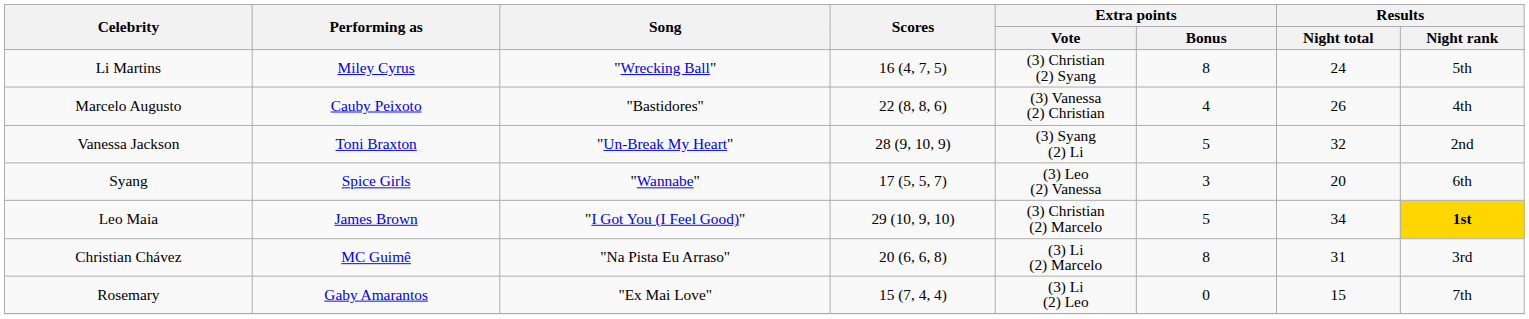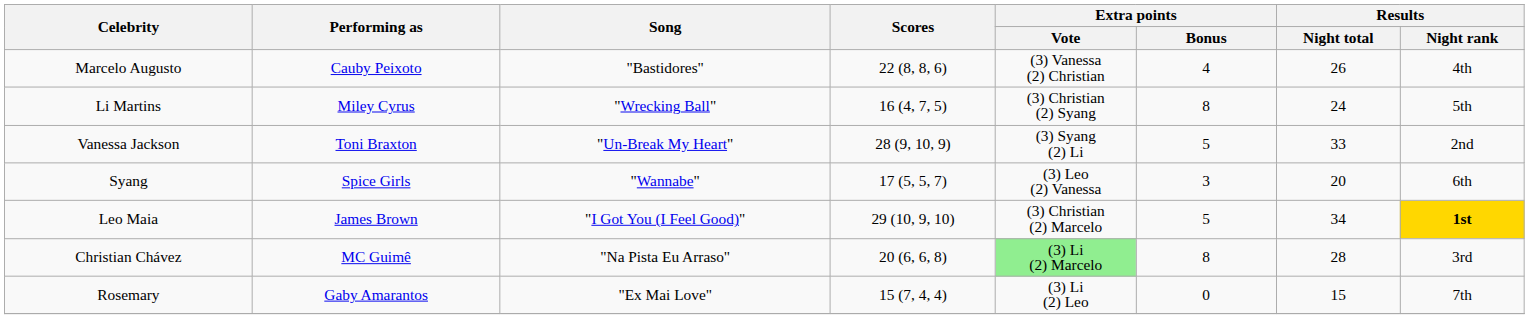rows swapped: (128, 68) <-> (128, 106)
(1338, 143) 32 -> (1338, 143) 33
(1066, 257) no background -> (1066, 257) lightgreen background
(1338, 257) 31 -> (1338, 257) 28
